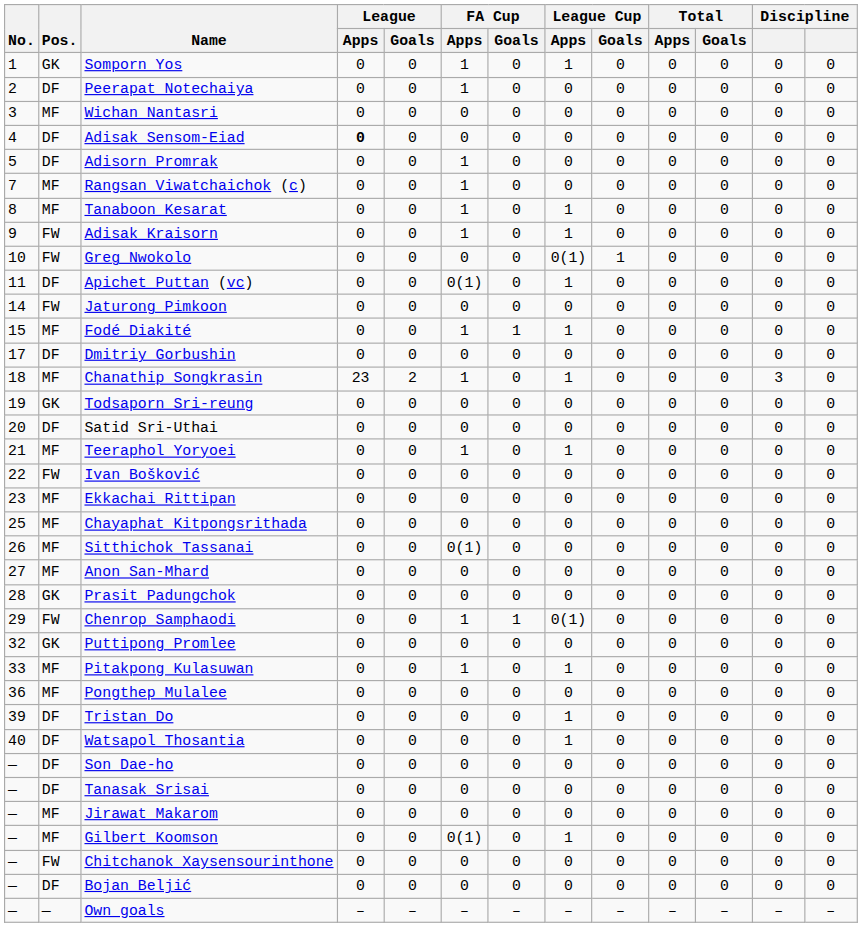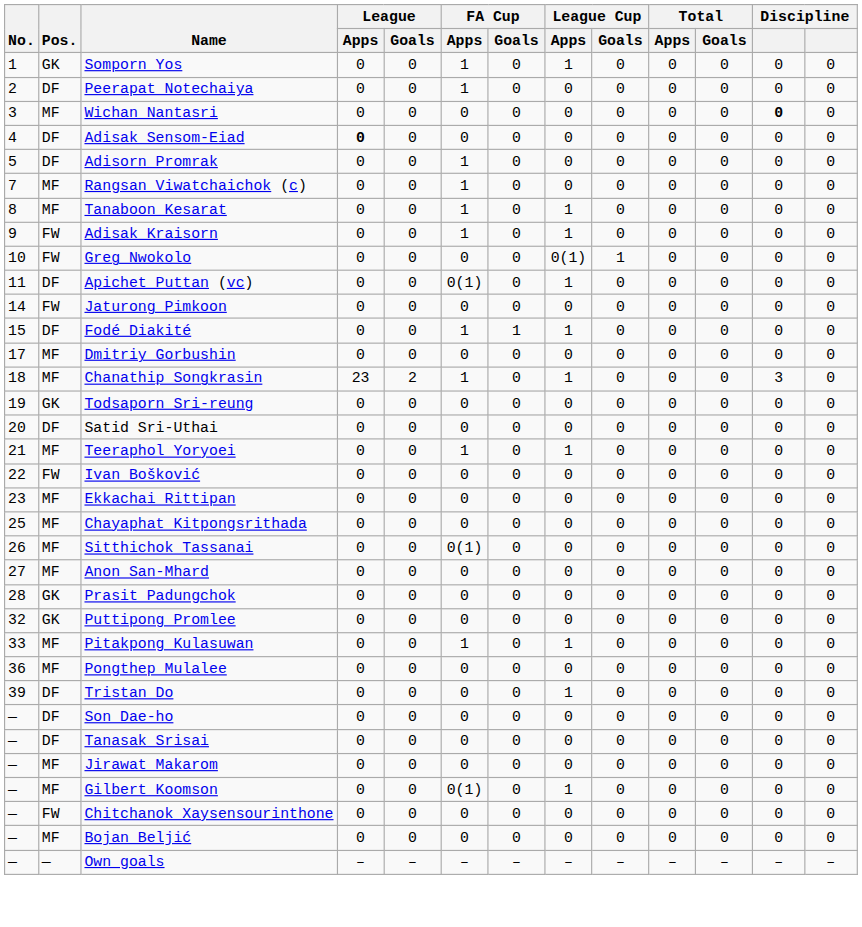(779, 113) normal -> (779, 113) bold
(51, 331) MF -> (51, 331) DF
(51, 355) DF -> (51, 355) MF
- row: (160, 620)
- row: (165, 741)
(51, 886) DF -> (51, 838) MF
